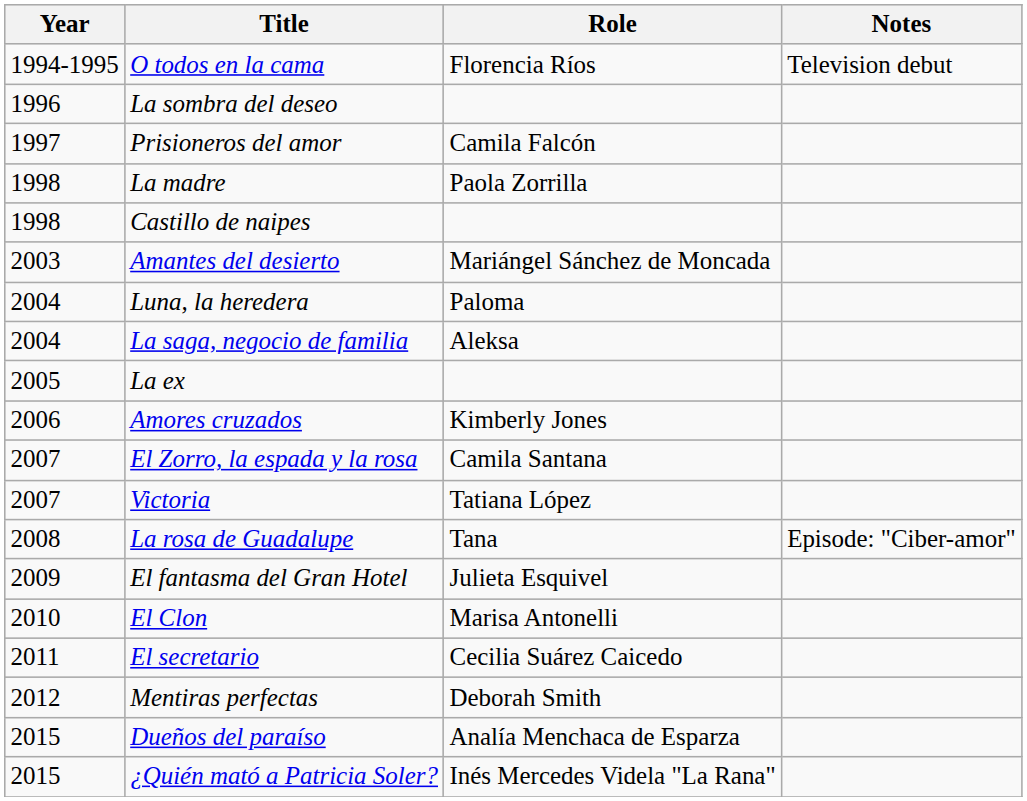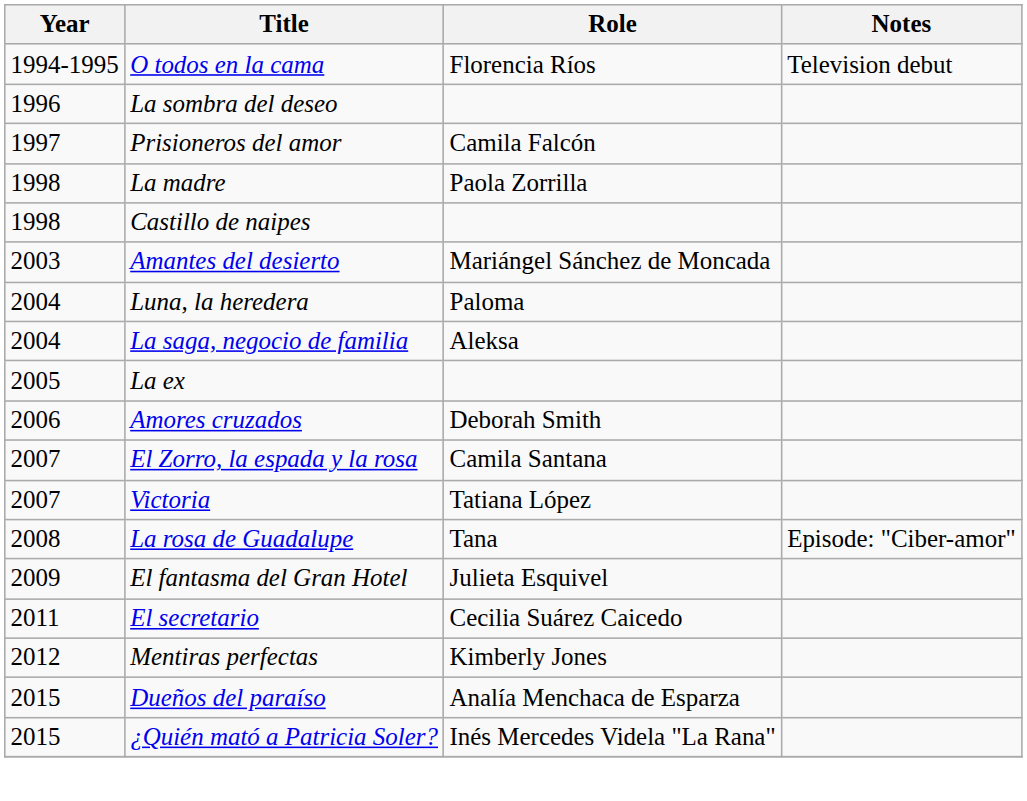(528, 420) Kimberly Jones -> (525, 420) Deborah Smith
- row: (169, 618)
(525, 697) Deborah Smith -> (528, 657) Kimberly Jones
